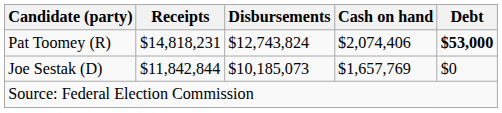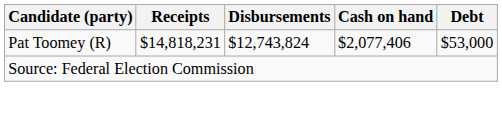(374, 42) $2,074,406 -> (374, 42) $2,077,406
(467, 42) bold -> (467, 42) normal
- row: (55, 68)
